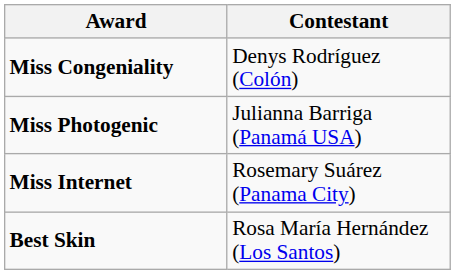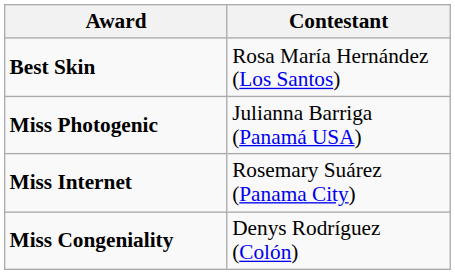rows swapped: (91, 67) <-> (52, 240)
